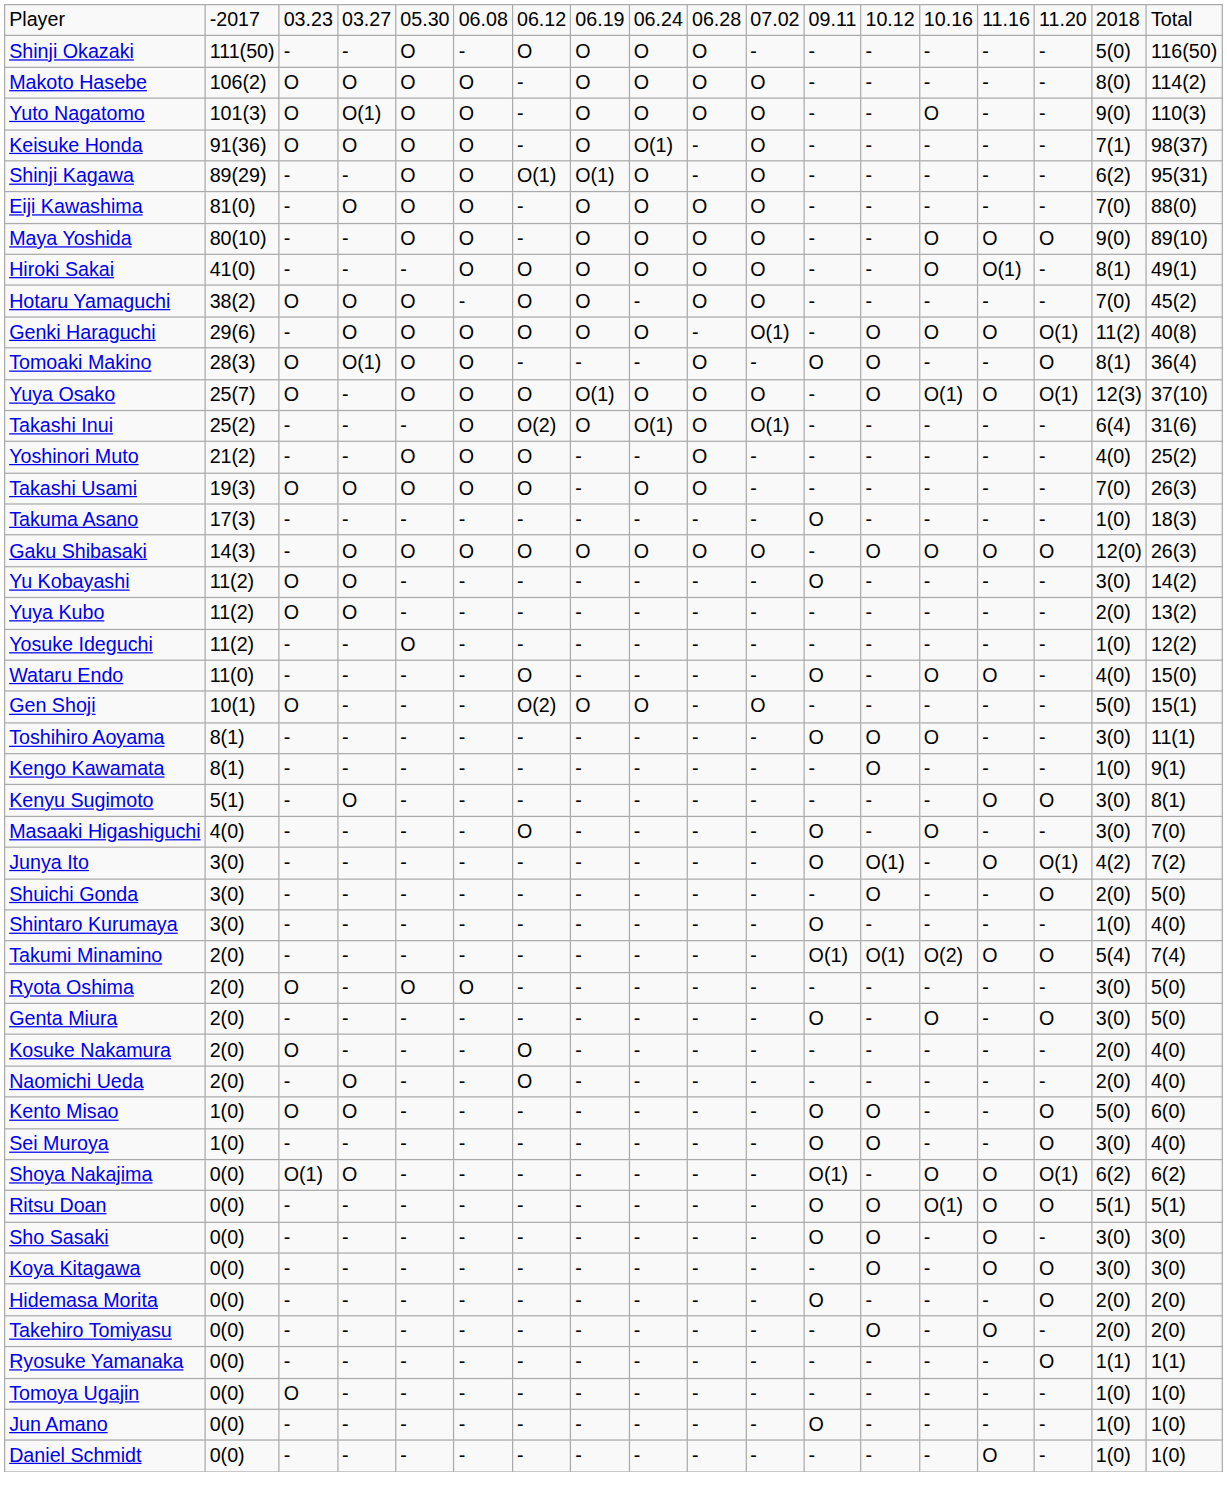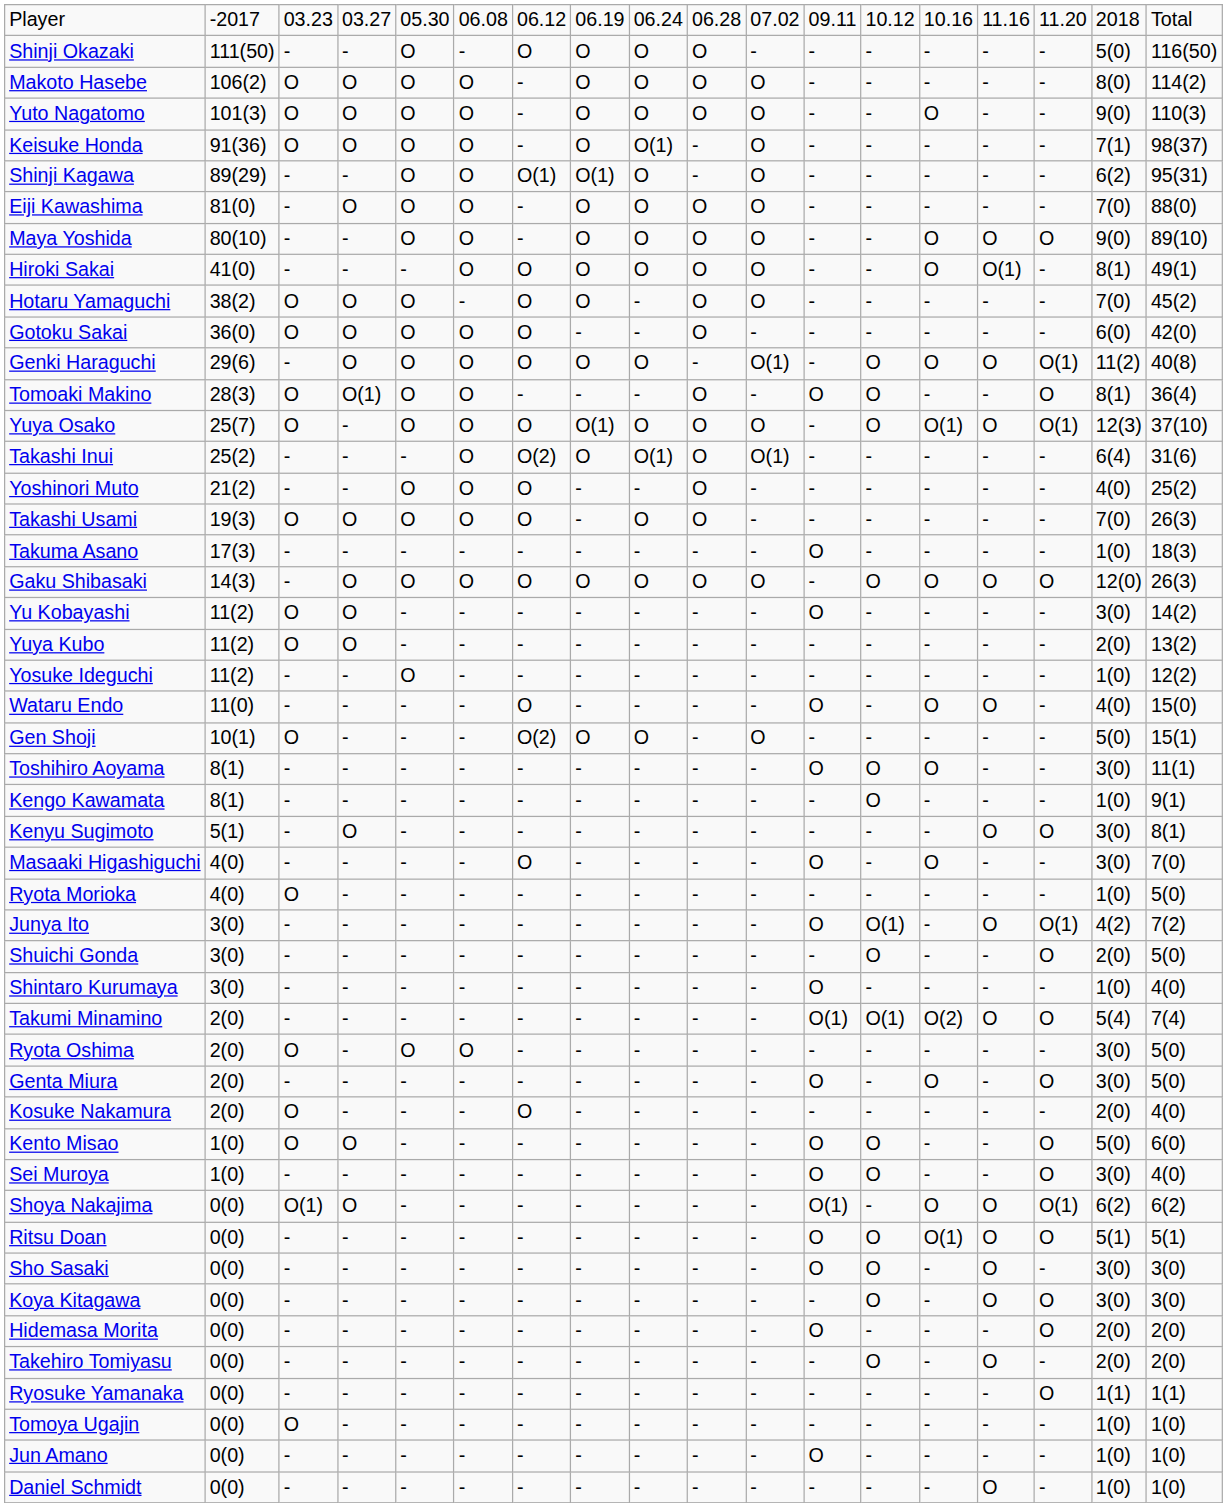(362, 113) O(1) -> (350, 113) O
+ row: (68, 332)
+ row: (73, 894)
- row: (76, 1081)
